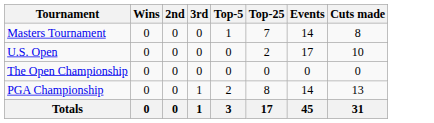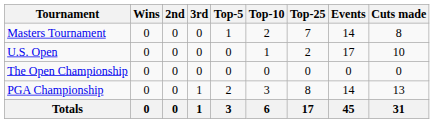+ column: (267, 14)
